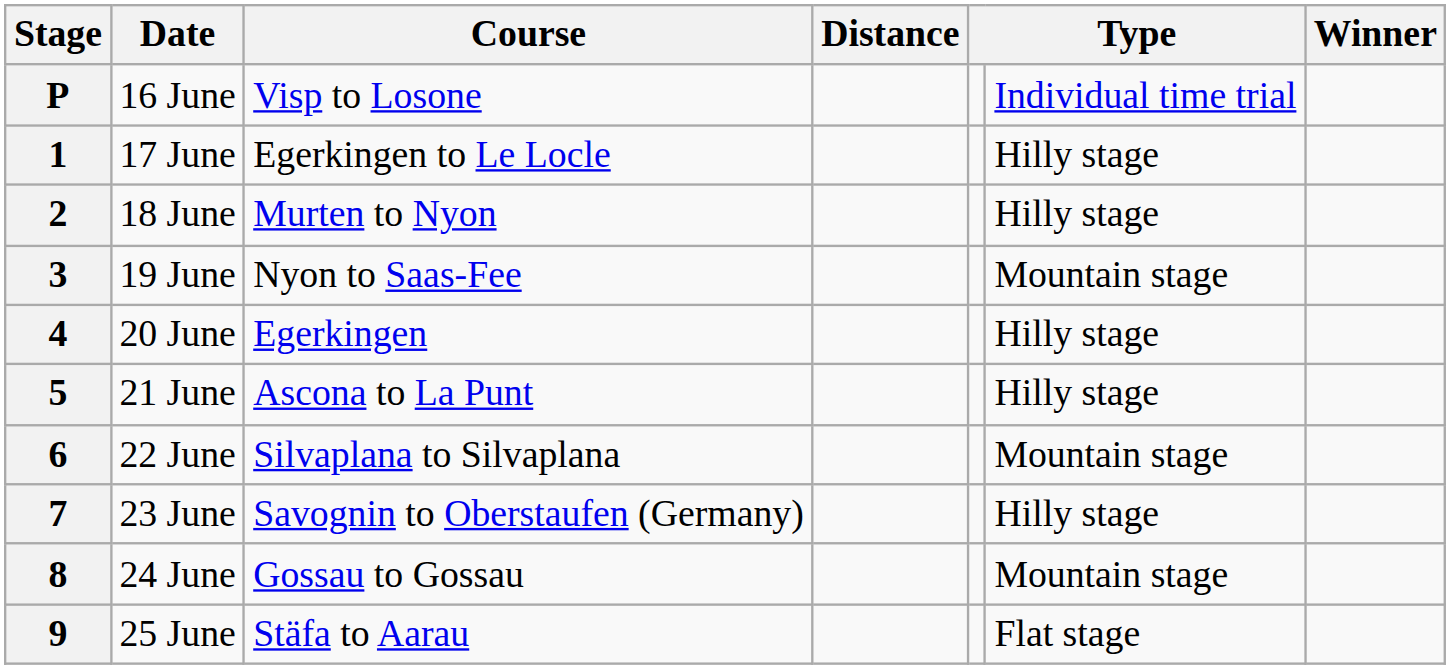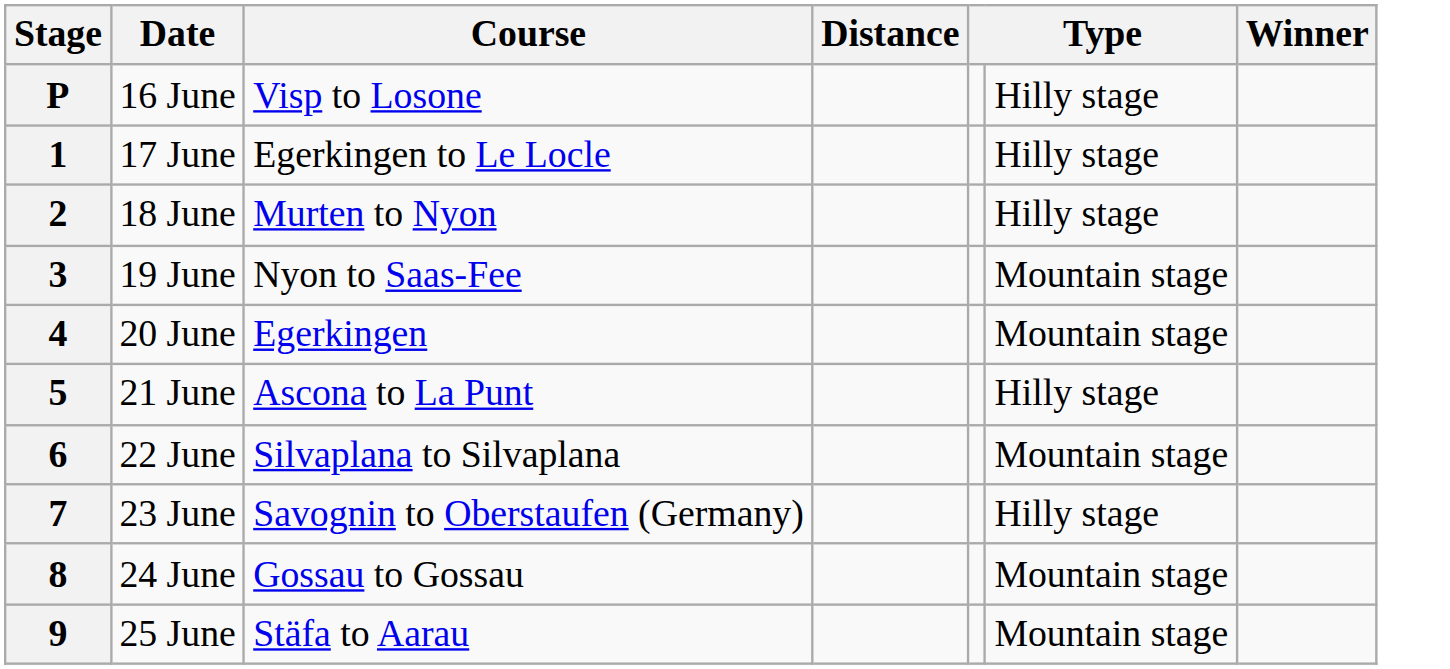(1145, 94) Individual time trial -> (1077, 94) Hilly stage
(1077, 333) Hilly stage -> (1111, 333) Mountain stage
(1067, 633) Flat stage -> (1111, 633) Mountain stage
